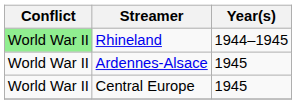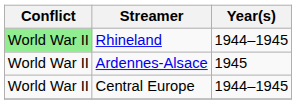(231, 86) 1945 -> (251, 86) 1944–1945
